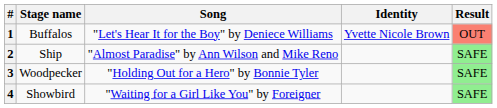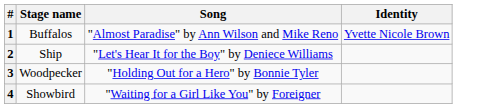- column: (472, 14)
(213, 34) "Let's Hear It for the Boy" by Deniece Williams -> (213, 34) "Almost Paradise" by Ann Wilson and Mike Reno
(213, 53) "Almost Paradise" by Ann Wilson and Mike Reno -> (213, 53) "Let's Hear It for the Boy" by Deniece Williams
